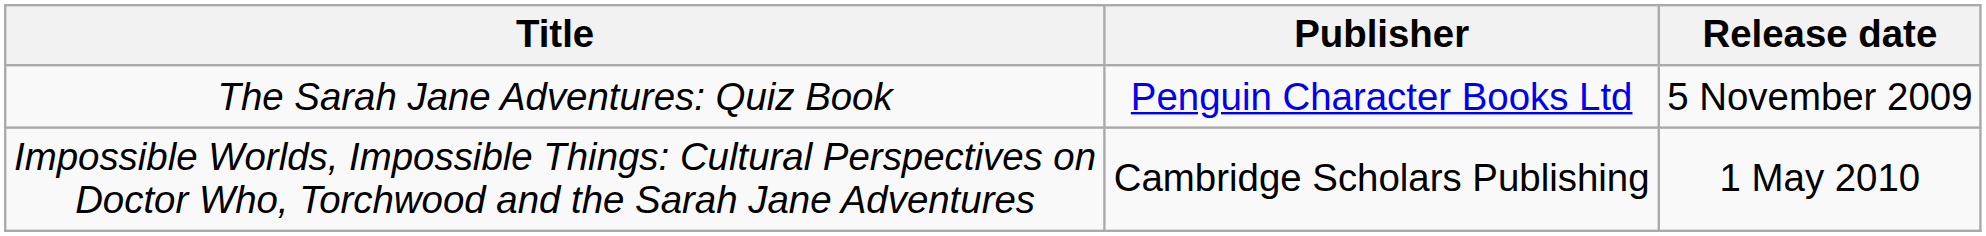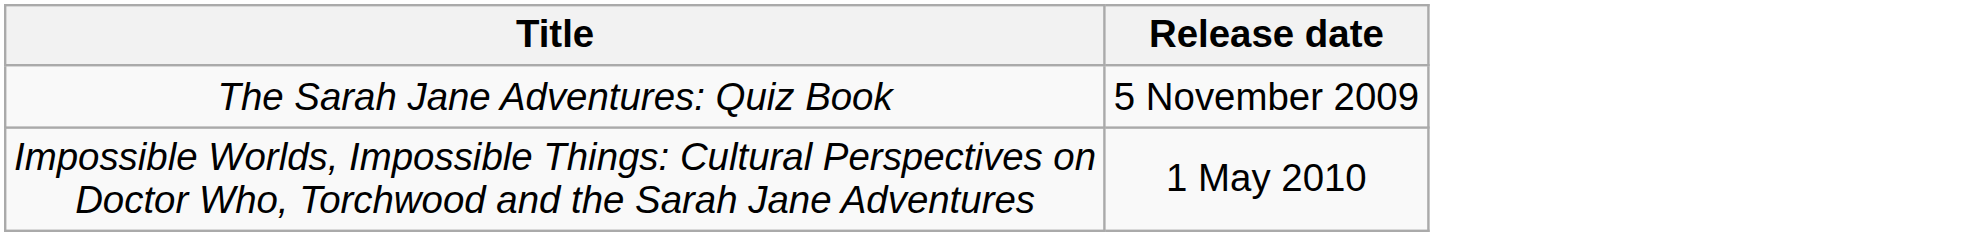- column: (1382, 34)
